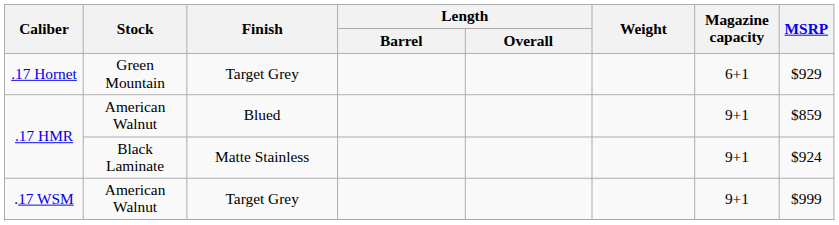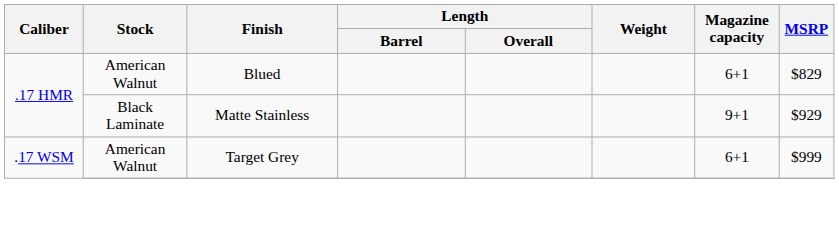- row: (44, 74)
(737, 115) 9+1 -> (737, 74) 6+1
(806, 115) $859 -> (806, 74) $829
(806, 157) $924 -> (806, 115) $929
(737, 198) 9+1 -> (737, 157) 6+1
